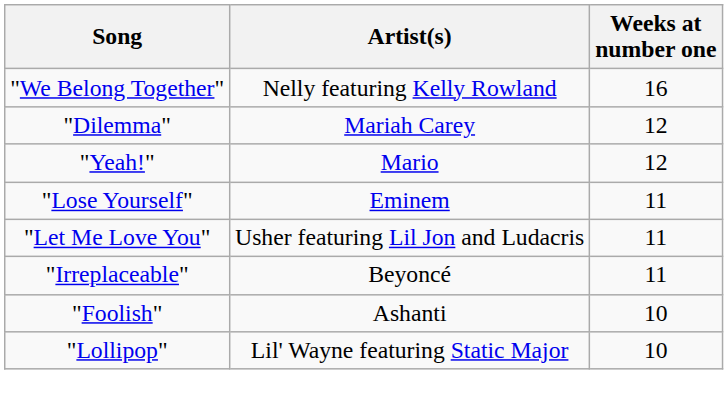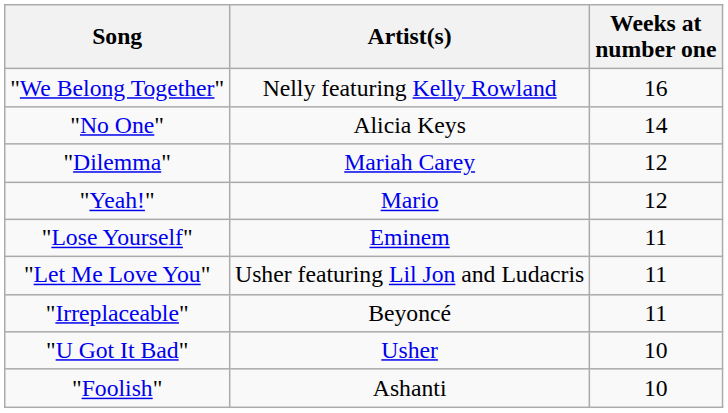+ row: (117, 125)
+ row: (117, 350)
- row: (117, 350)
